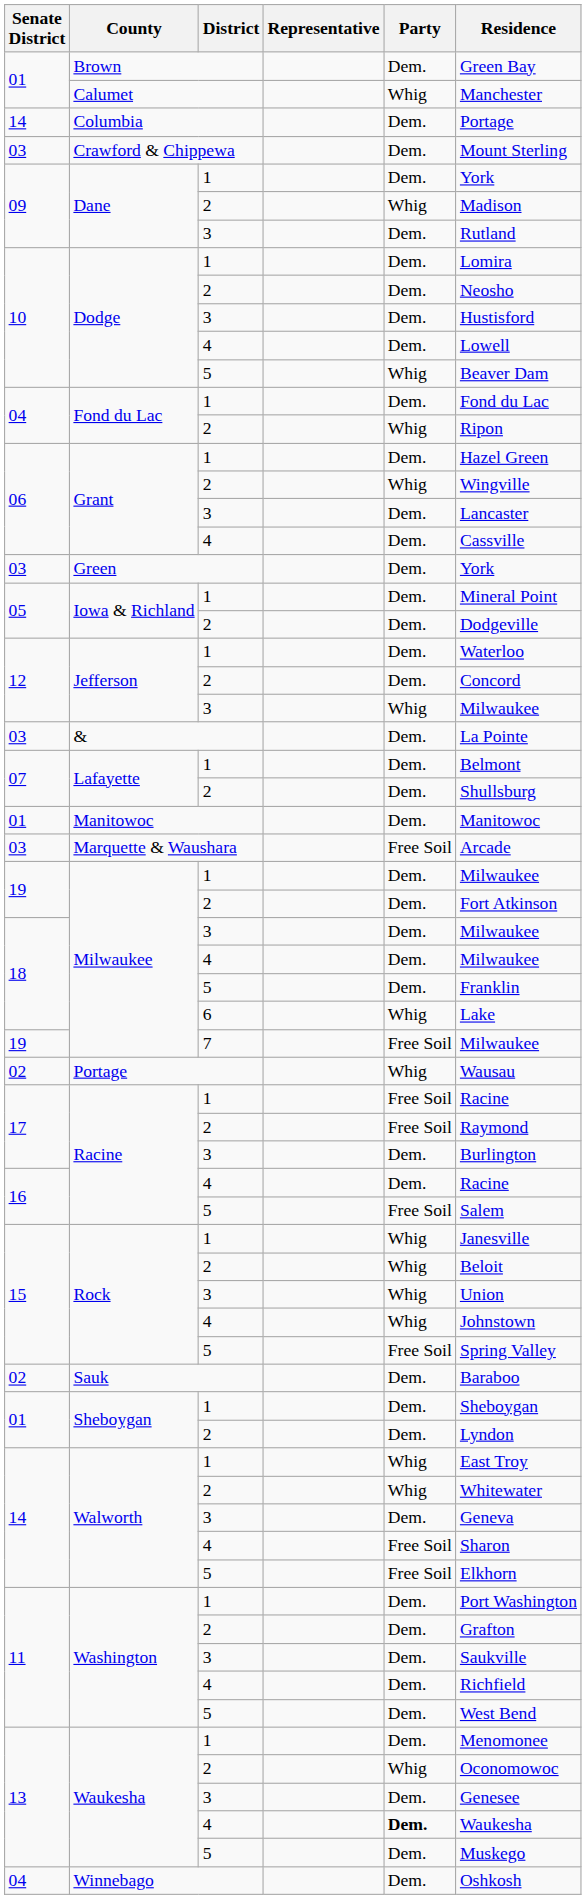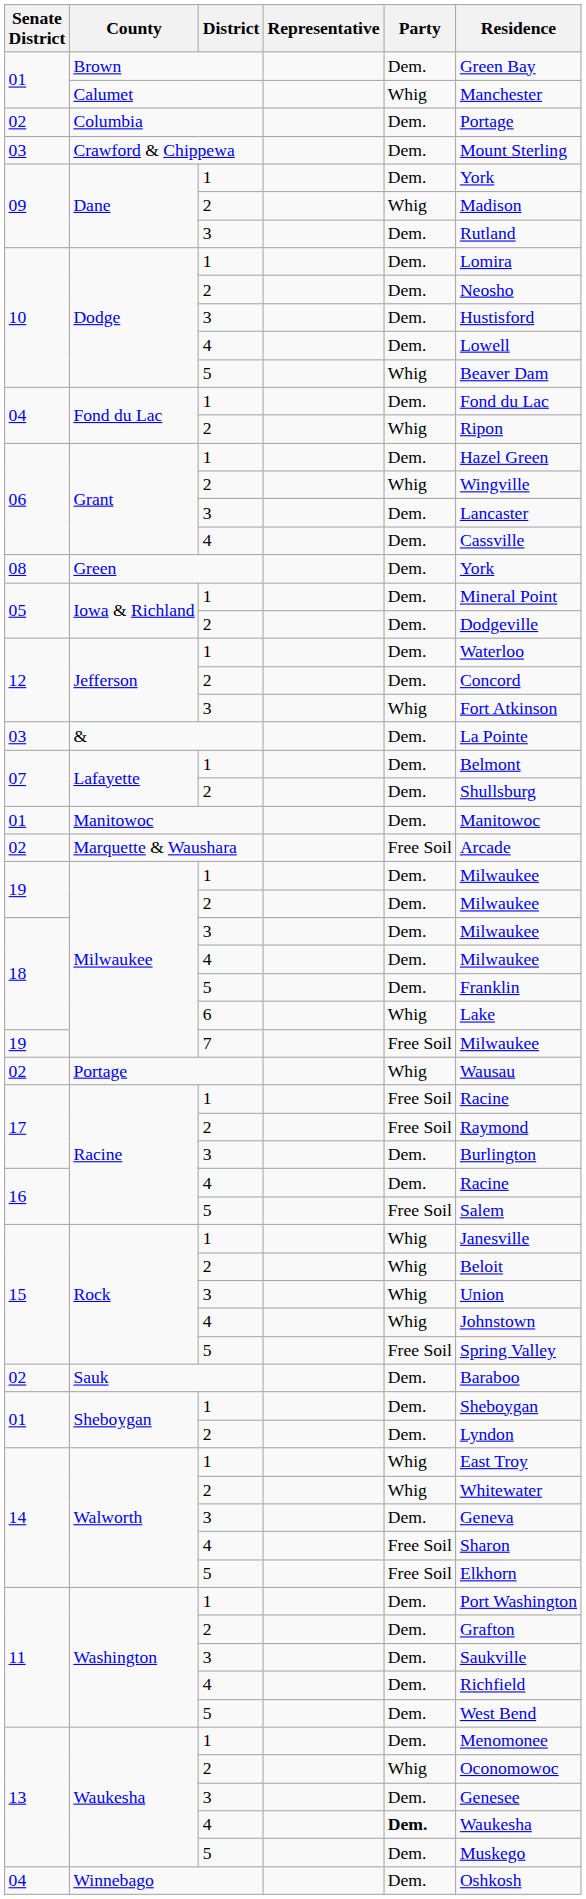(17, 121) 14 -> (17, 121) 02
(17, 568) 03 -> (17, 568) 08
(499, 708) Milwaukee -> (509, 708) Fort Atkinson
(17, 847) 03 -> (17, 847) 02
(509, 903) Fort Atkinson -> (499, 903) Milwaukee
